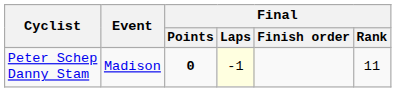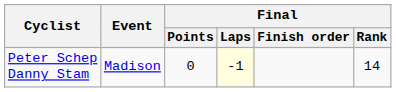(191, 67) bold -> (191, 67) normal
(372, 67) 11 -> (372, 67) 14
